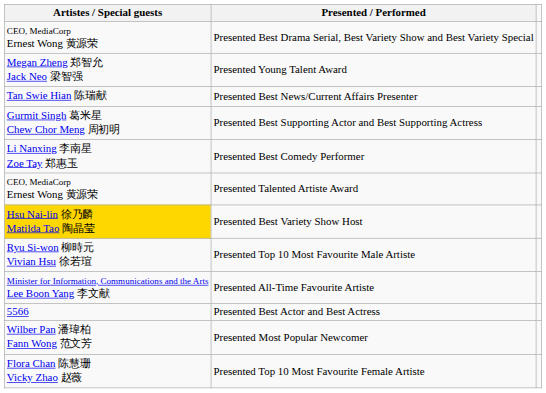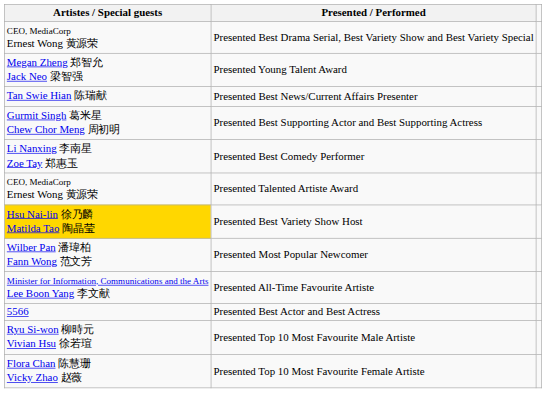rows swapped: (291, 337) <-> (314, 255)
